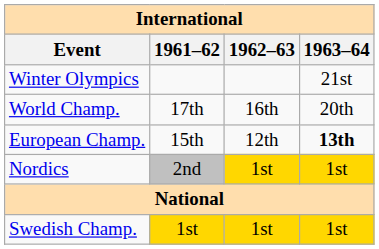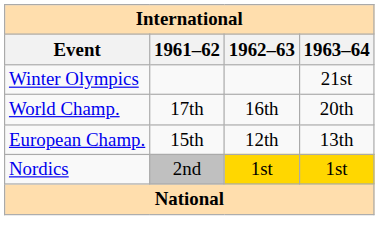(337, 139) bold -> (337, 139) normal
- row: (73, 229)
